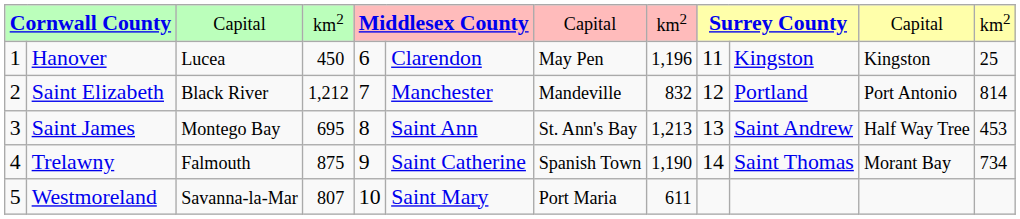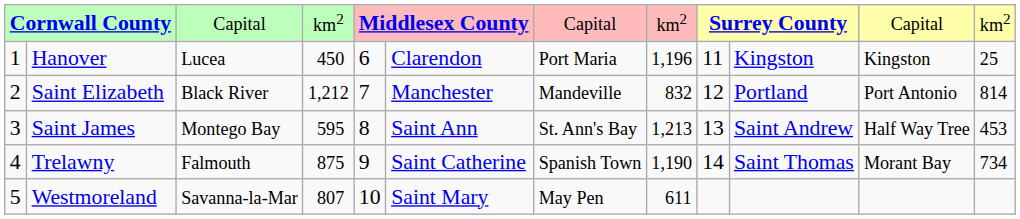(571, 59) May Pen -> (578, 59) Port Maria
(326, 128) 695 -> (326, 128) 595
(578, 197) Port Maria -> (571, 197) May Pen
